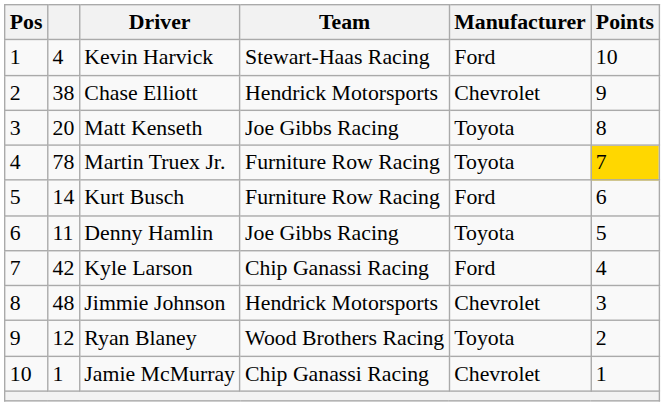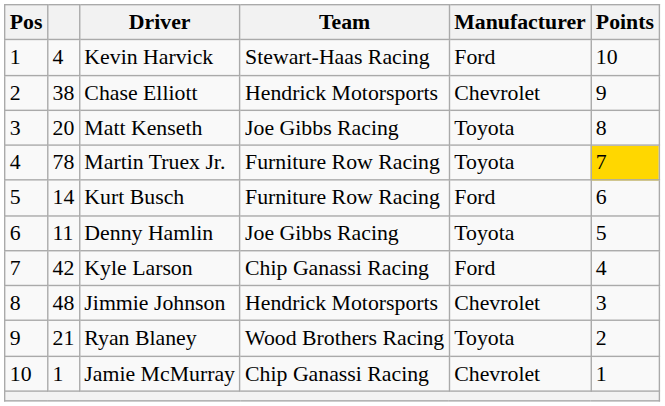(63, 337) 12 -> (63, 337) 21
